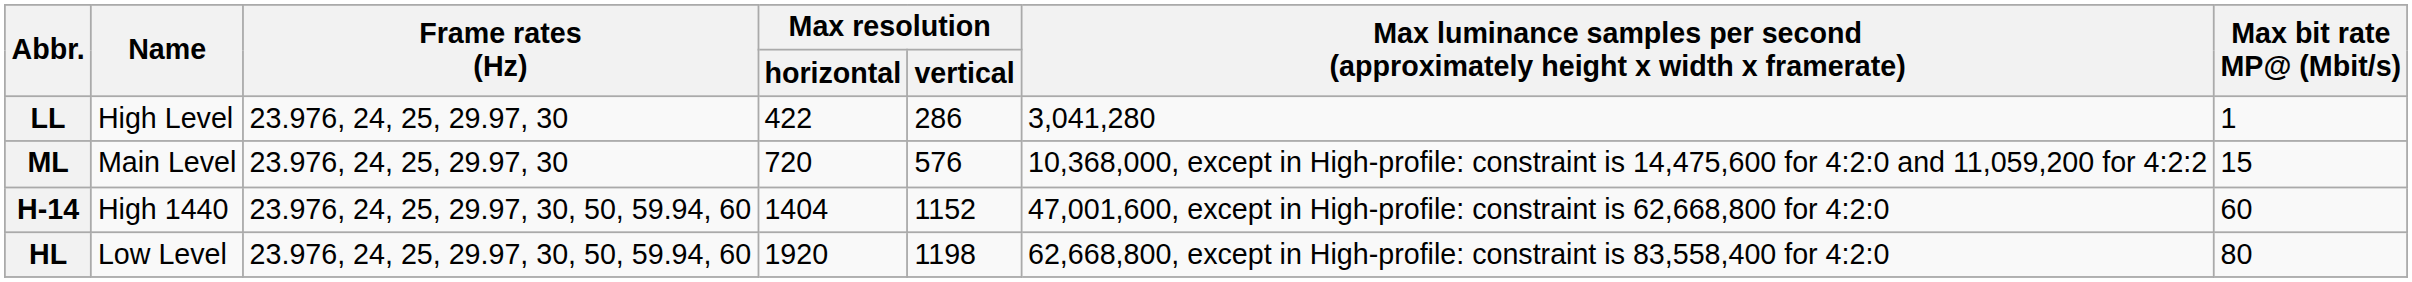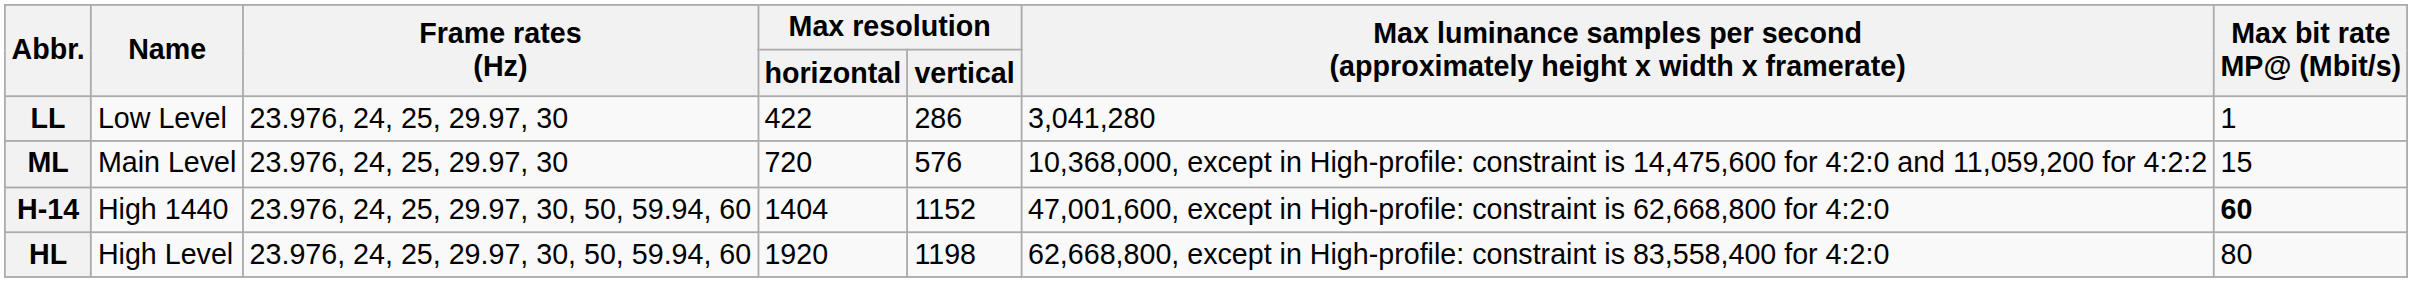(166, 118) High Level -> (162, 118) Low Level
(2236, 208) normal -> (2236, 208) bold
(162, 254) Low Level -> (166, 254) High Level
